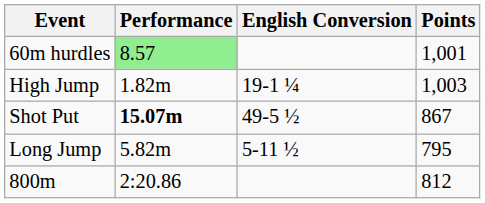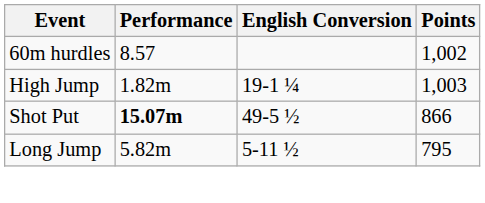(137, 52) lightgreen background -> (137, 52) no background
(444, 52) 1,001 -> (444, 52) 1,002
(436, 117) 867 -> (436, 117) 866
- row: (32, 181)
